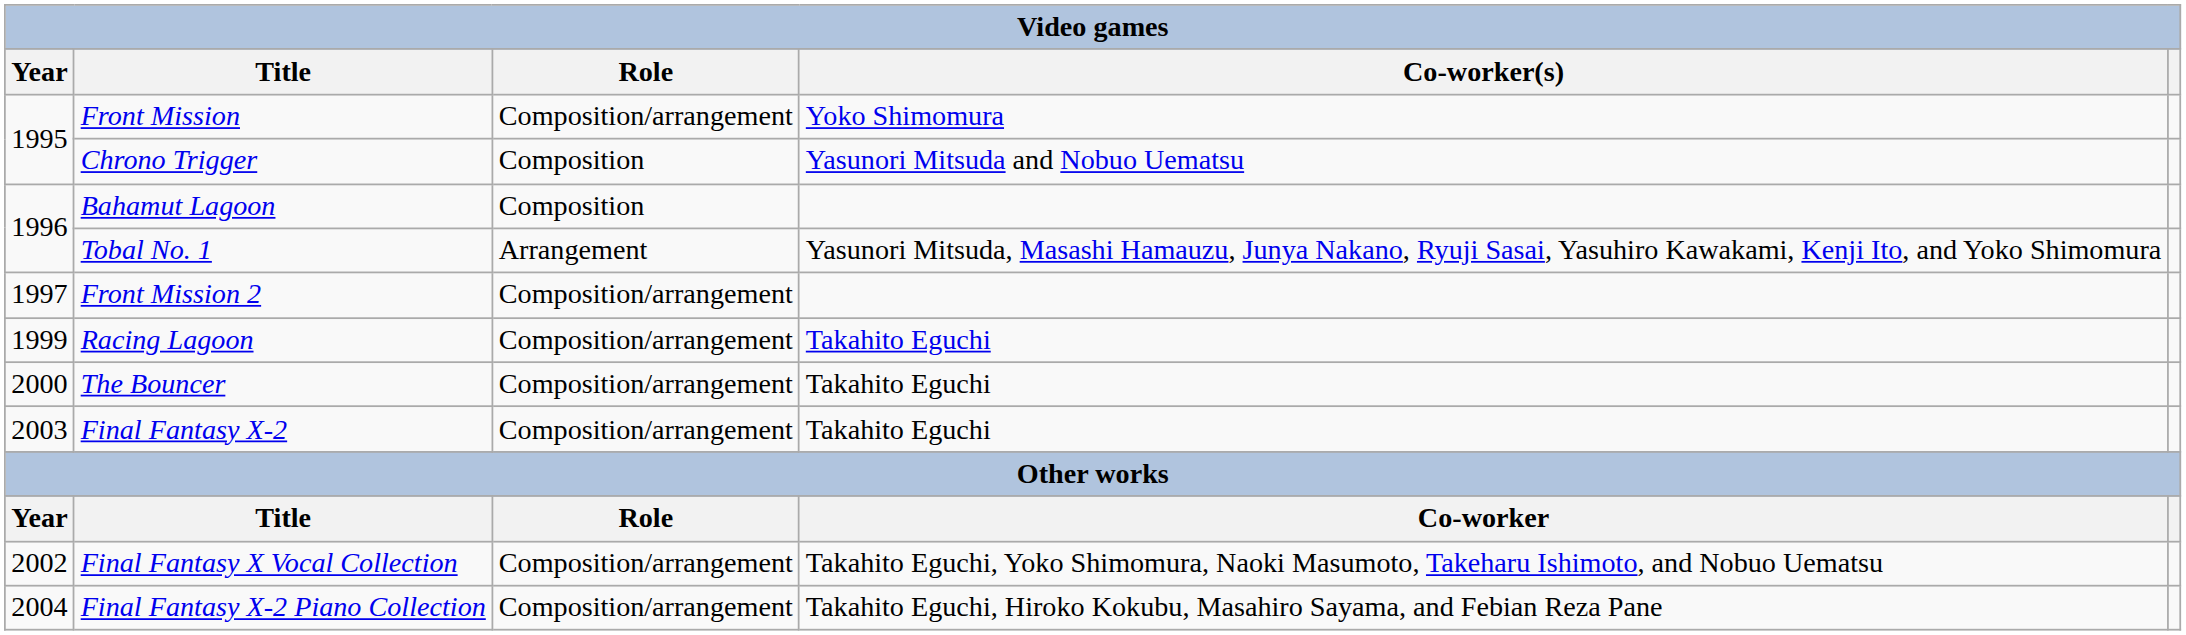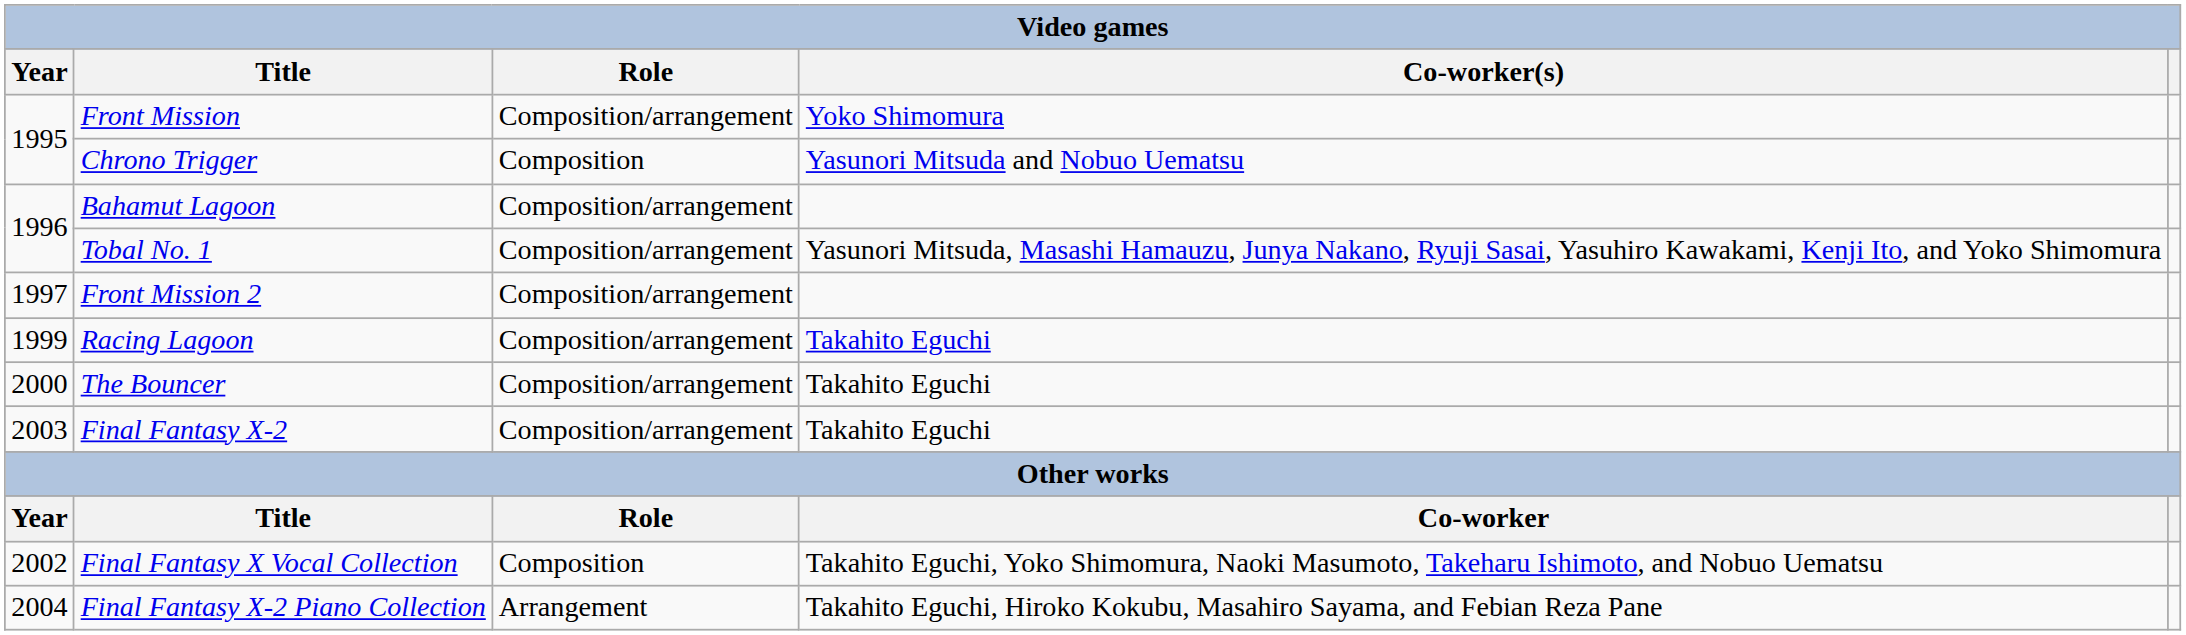(572, 205) Composition -> (646, 205) Composition/arrangement
(573, 250) Arrangement -> (646, 250) Composition/arrangement
(646, 562) Composition/arrangement -> (572, 562) Composition
(646, 607) Composition/arrangement -> (573, 607) Arrangement
